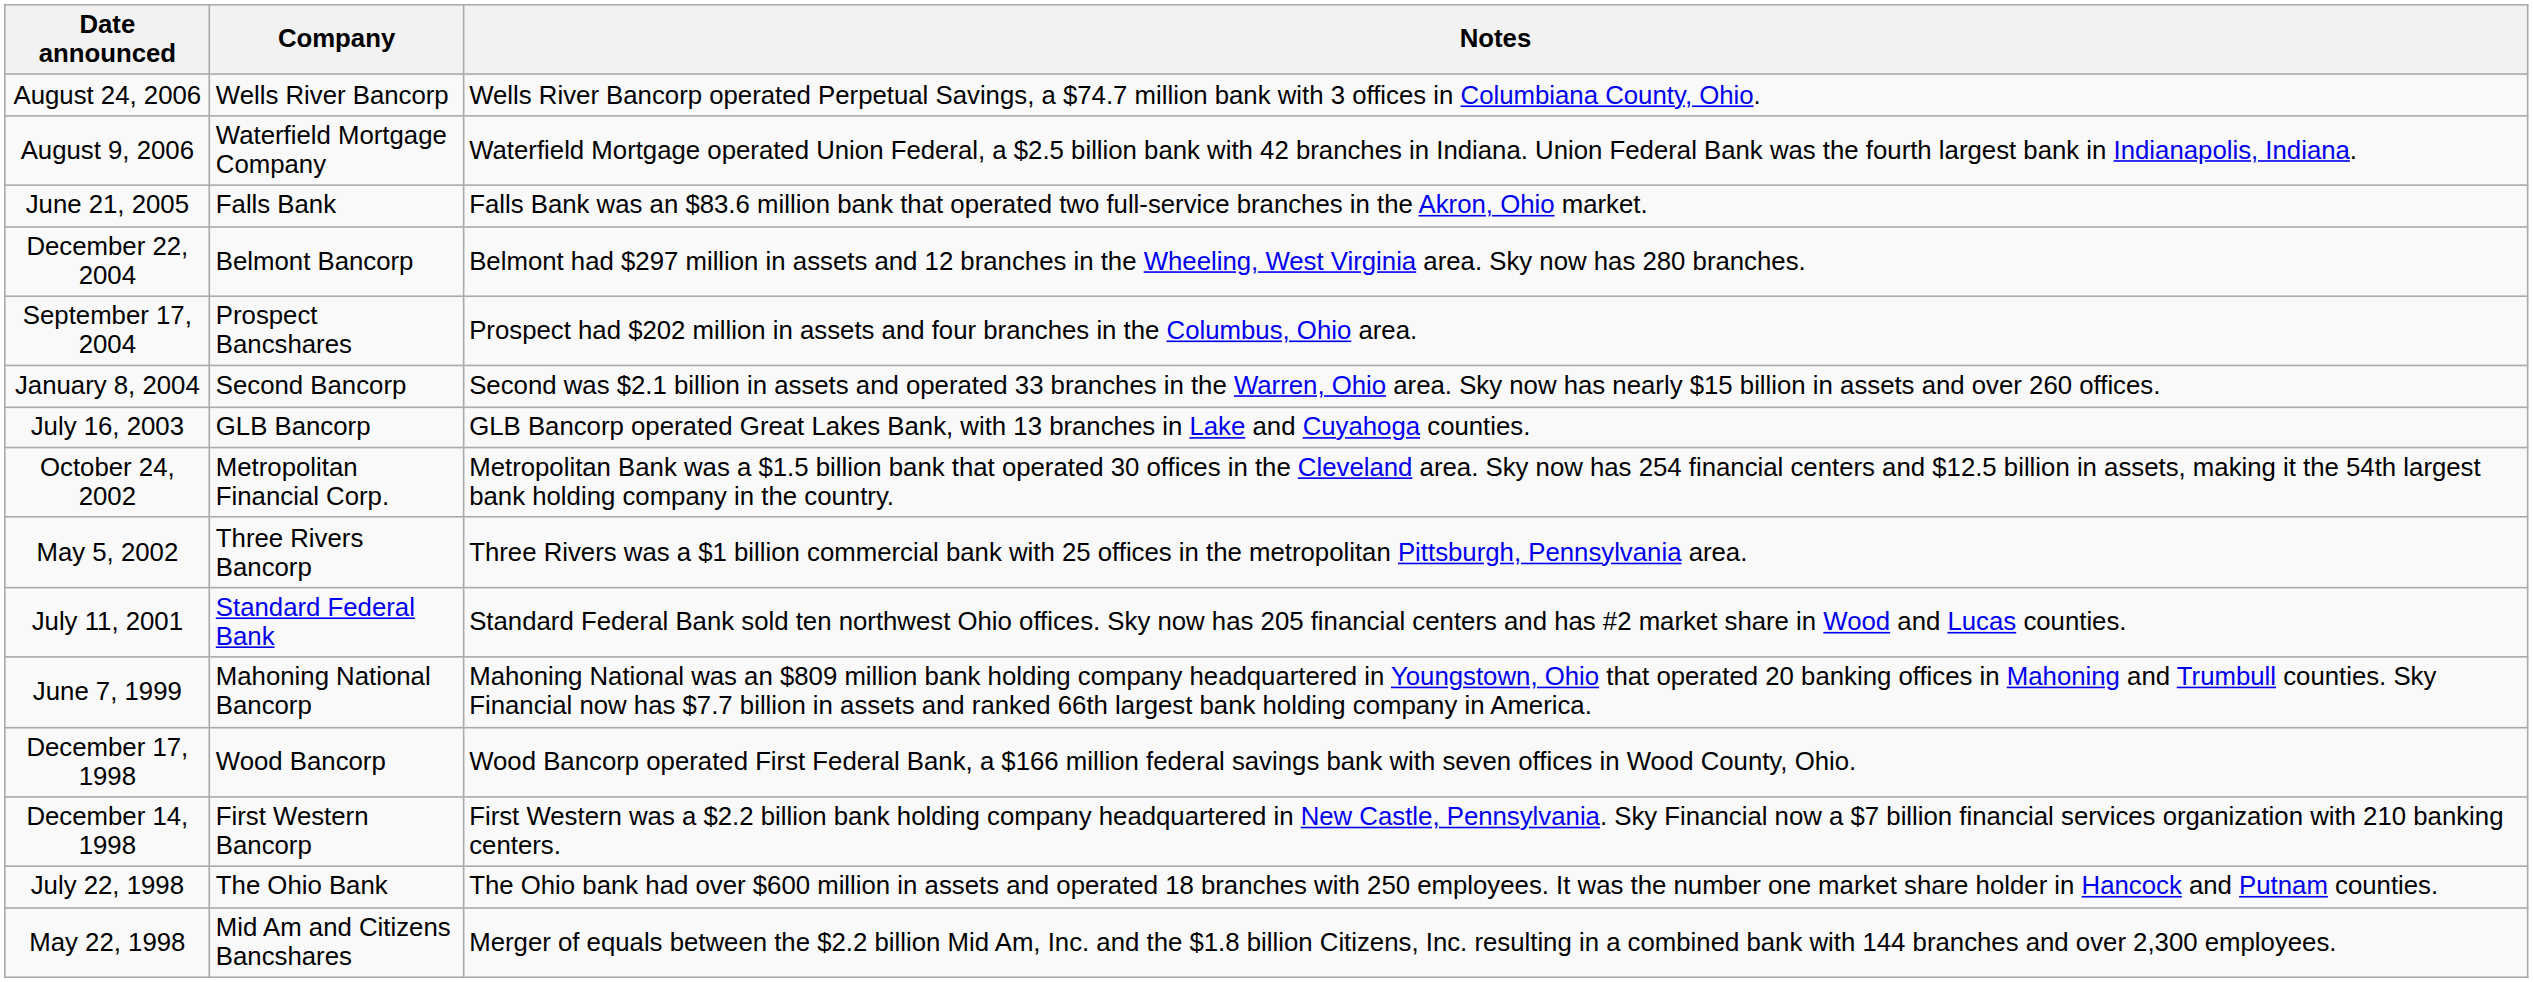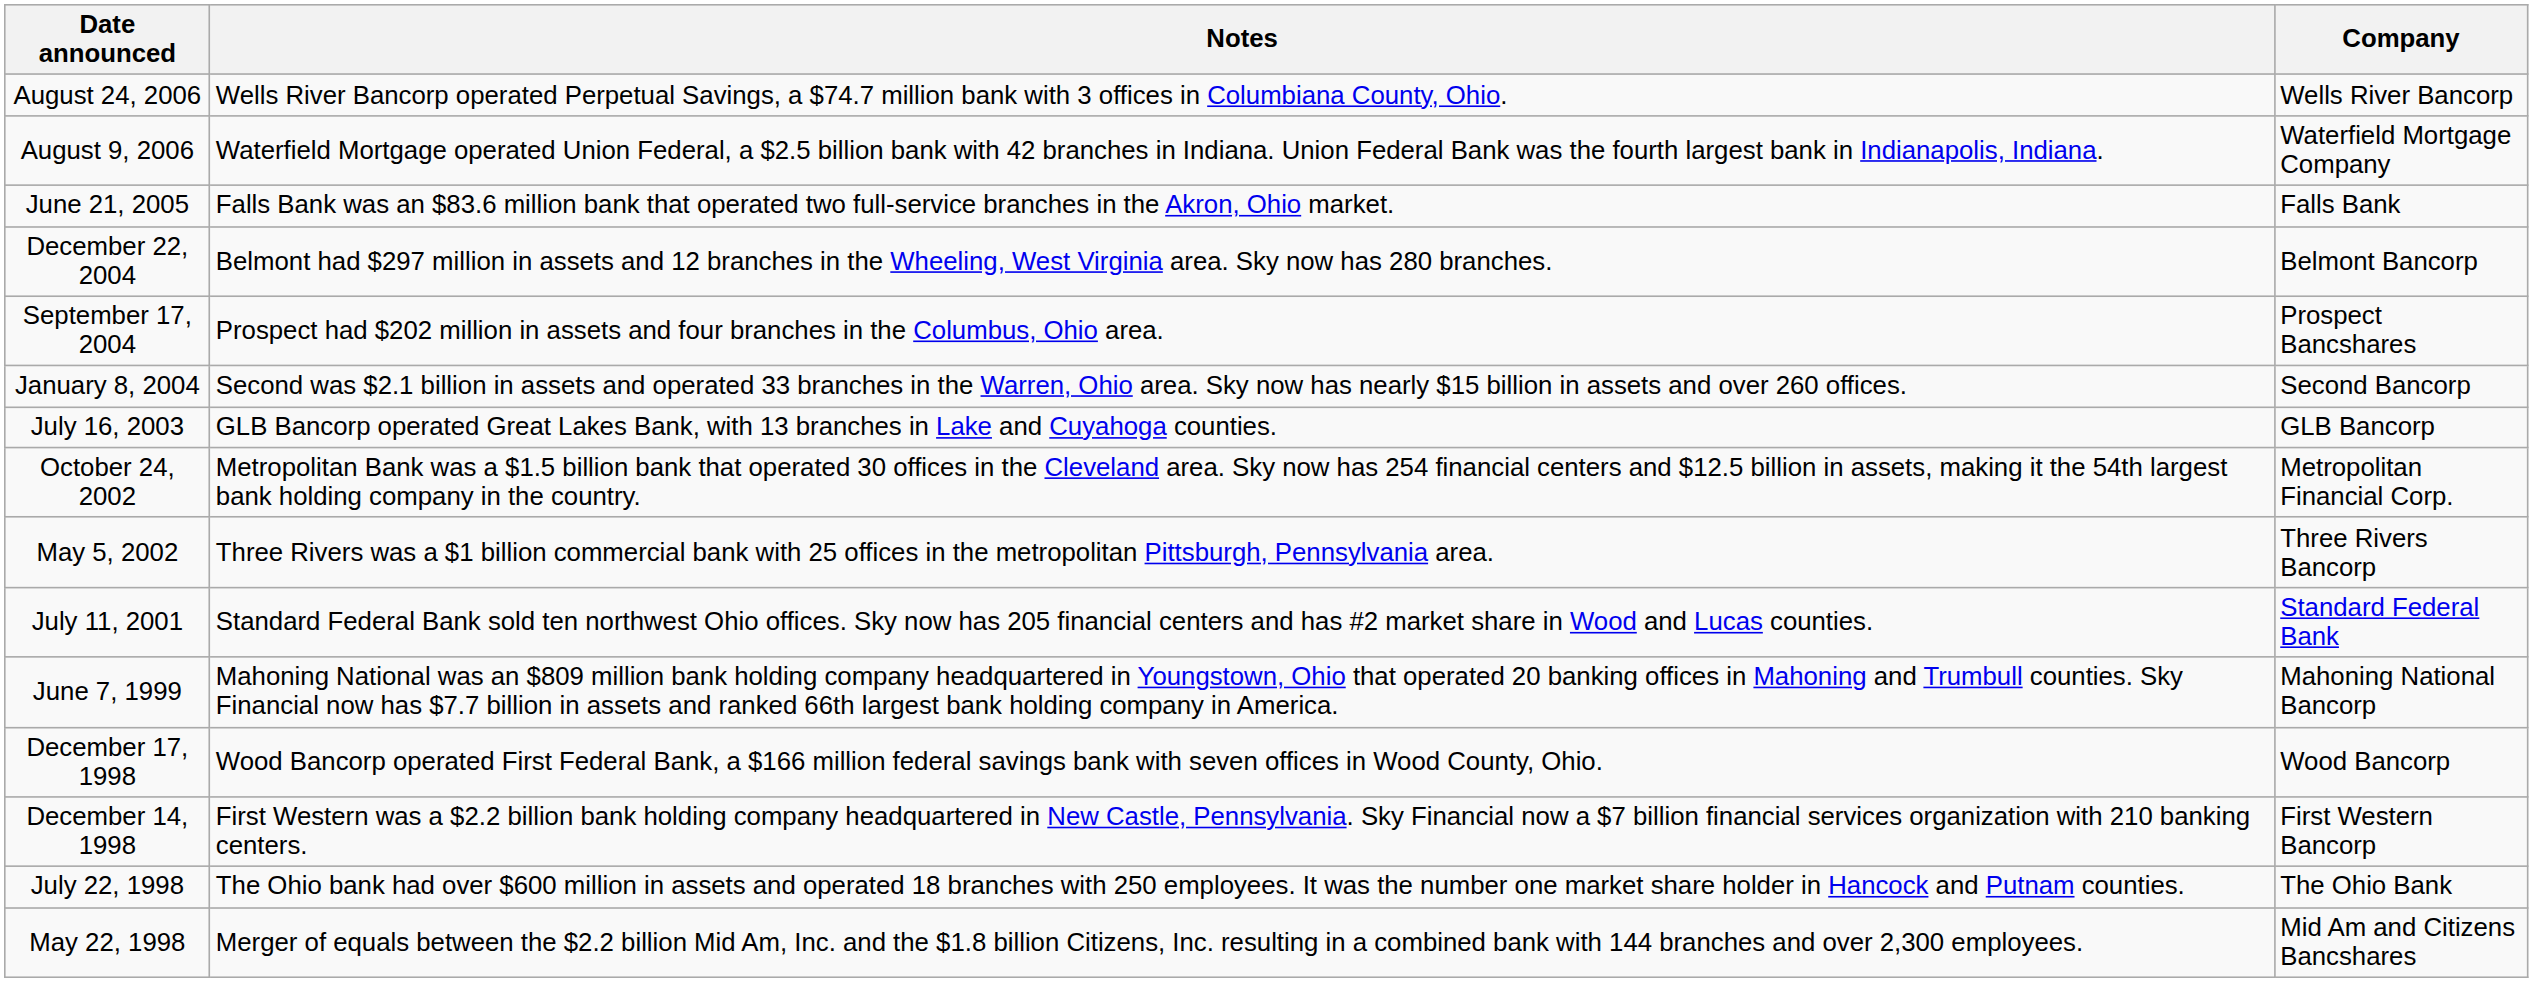columns swapped: (337, 39) <-> (1495, 39)
